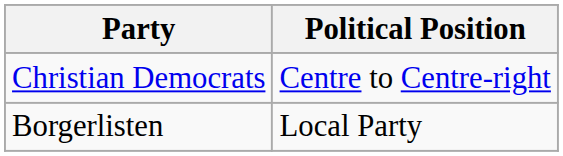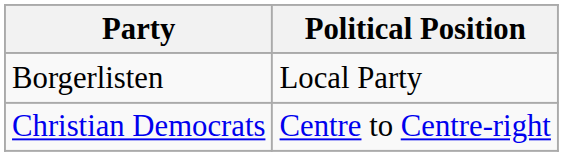rows swapped: (88, 126) <-> (139, 77)
